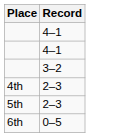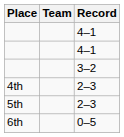+ column: (57, 13)
